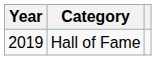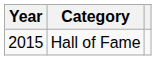(26, 42) 2019 -> (26, 42) 2015
